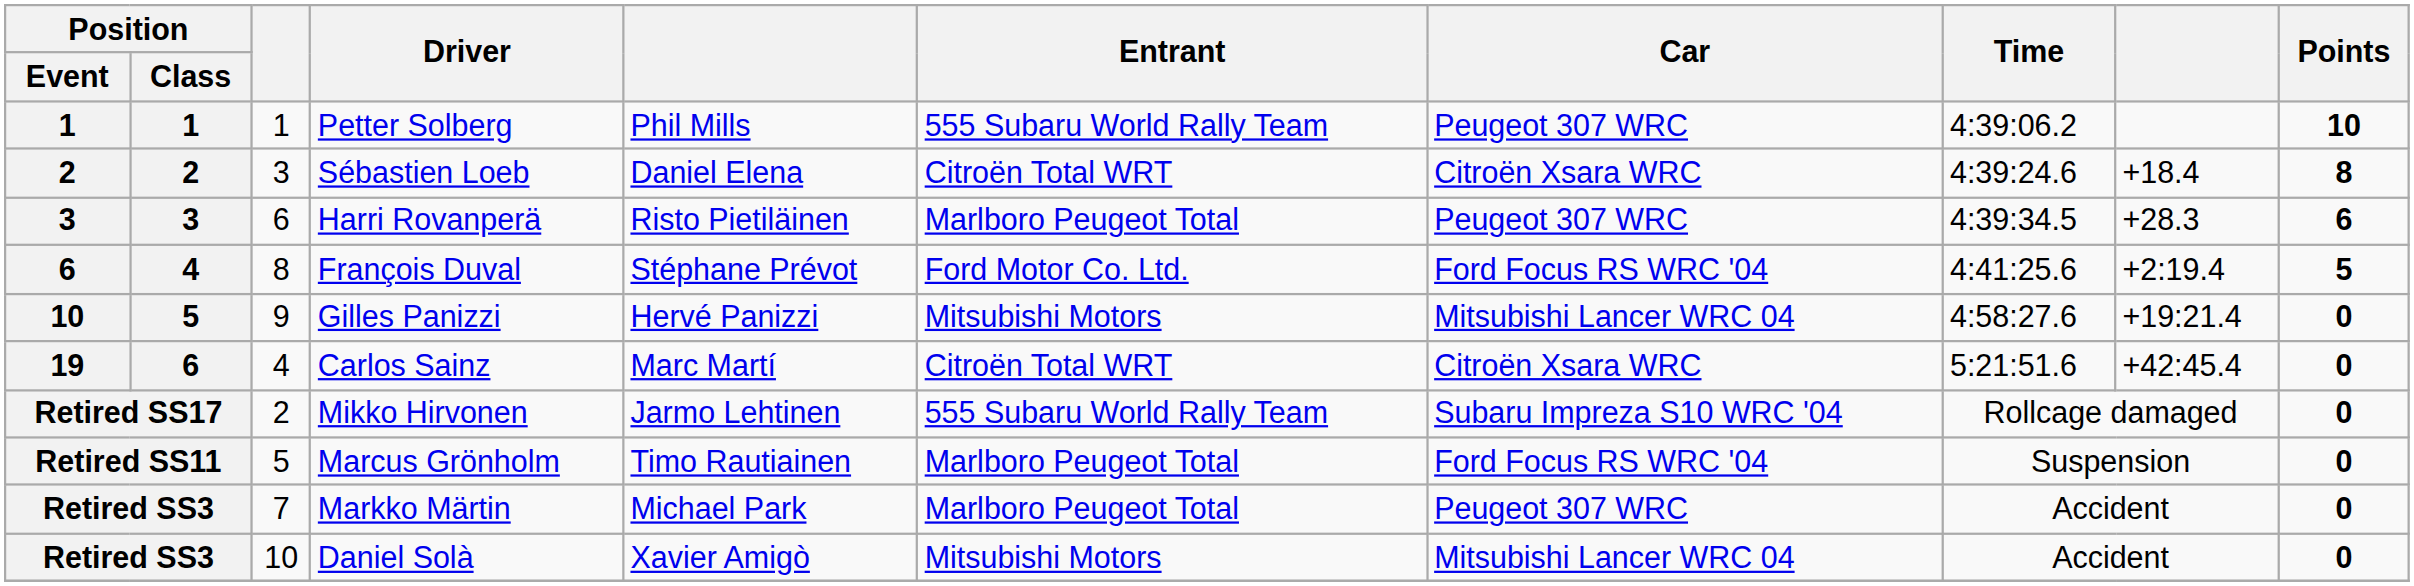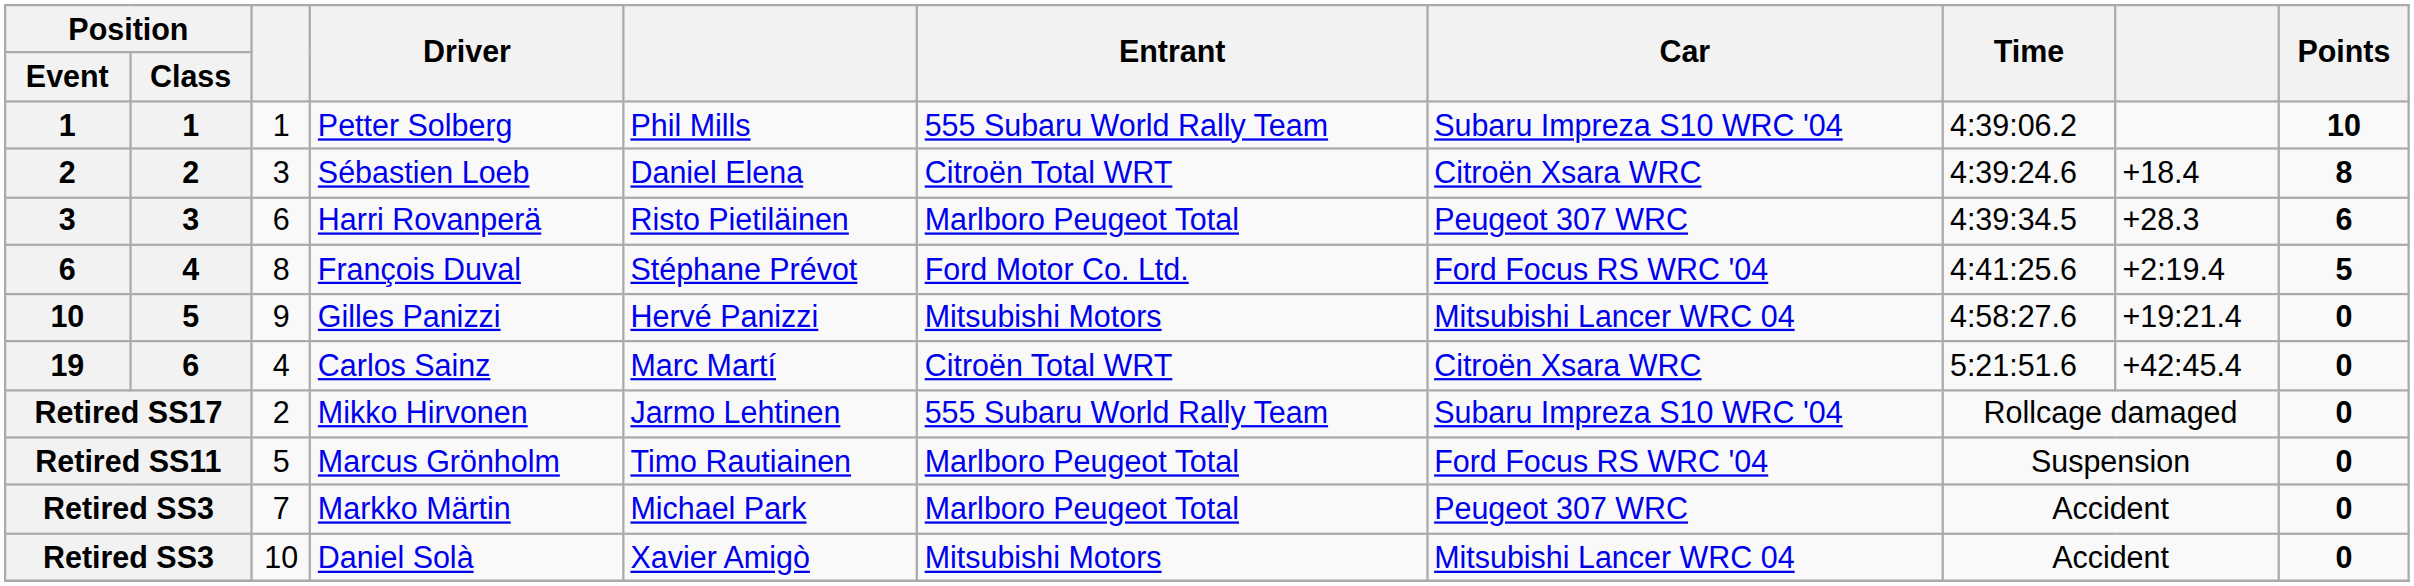(1561, 125) Peugeot 307 WRC -> (1638, 125) Subaru Impreza S10 WRC '04
